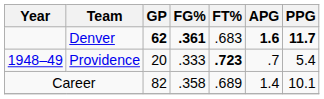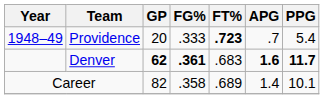rows swapped: (105, 61) <-> (92, 38)
